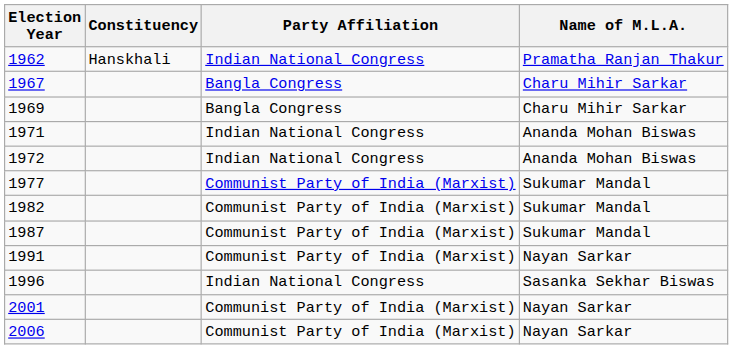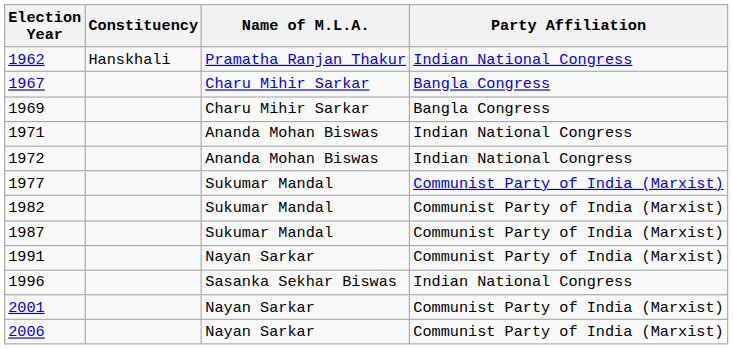columns swapped: (623, 26) <-> (360, 26)
